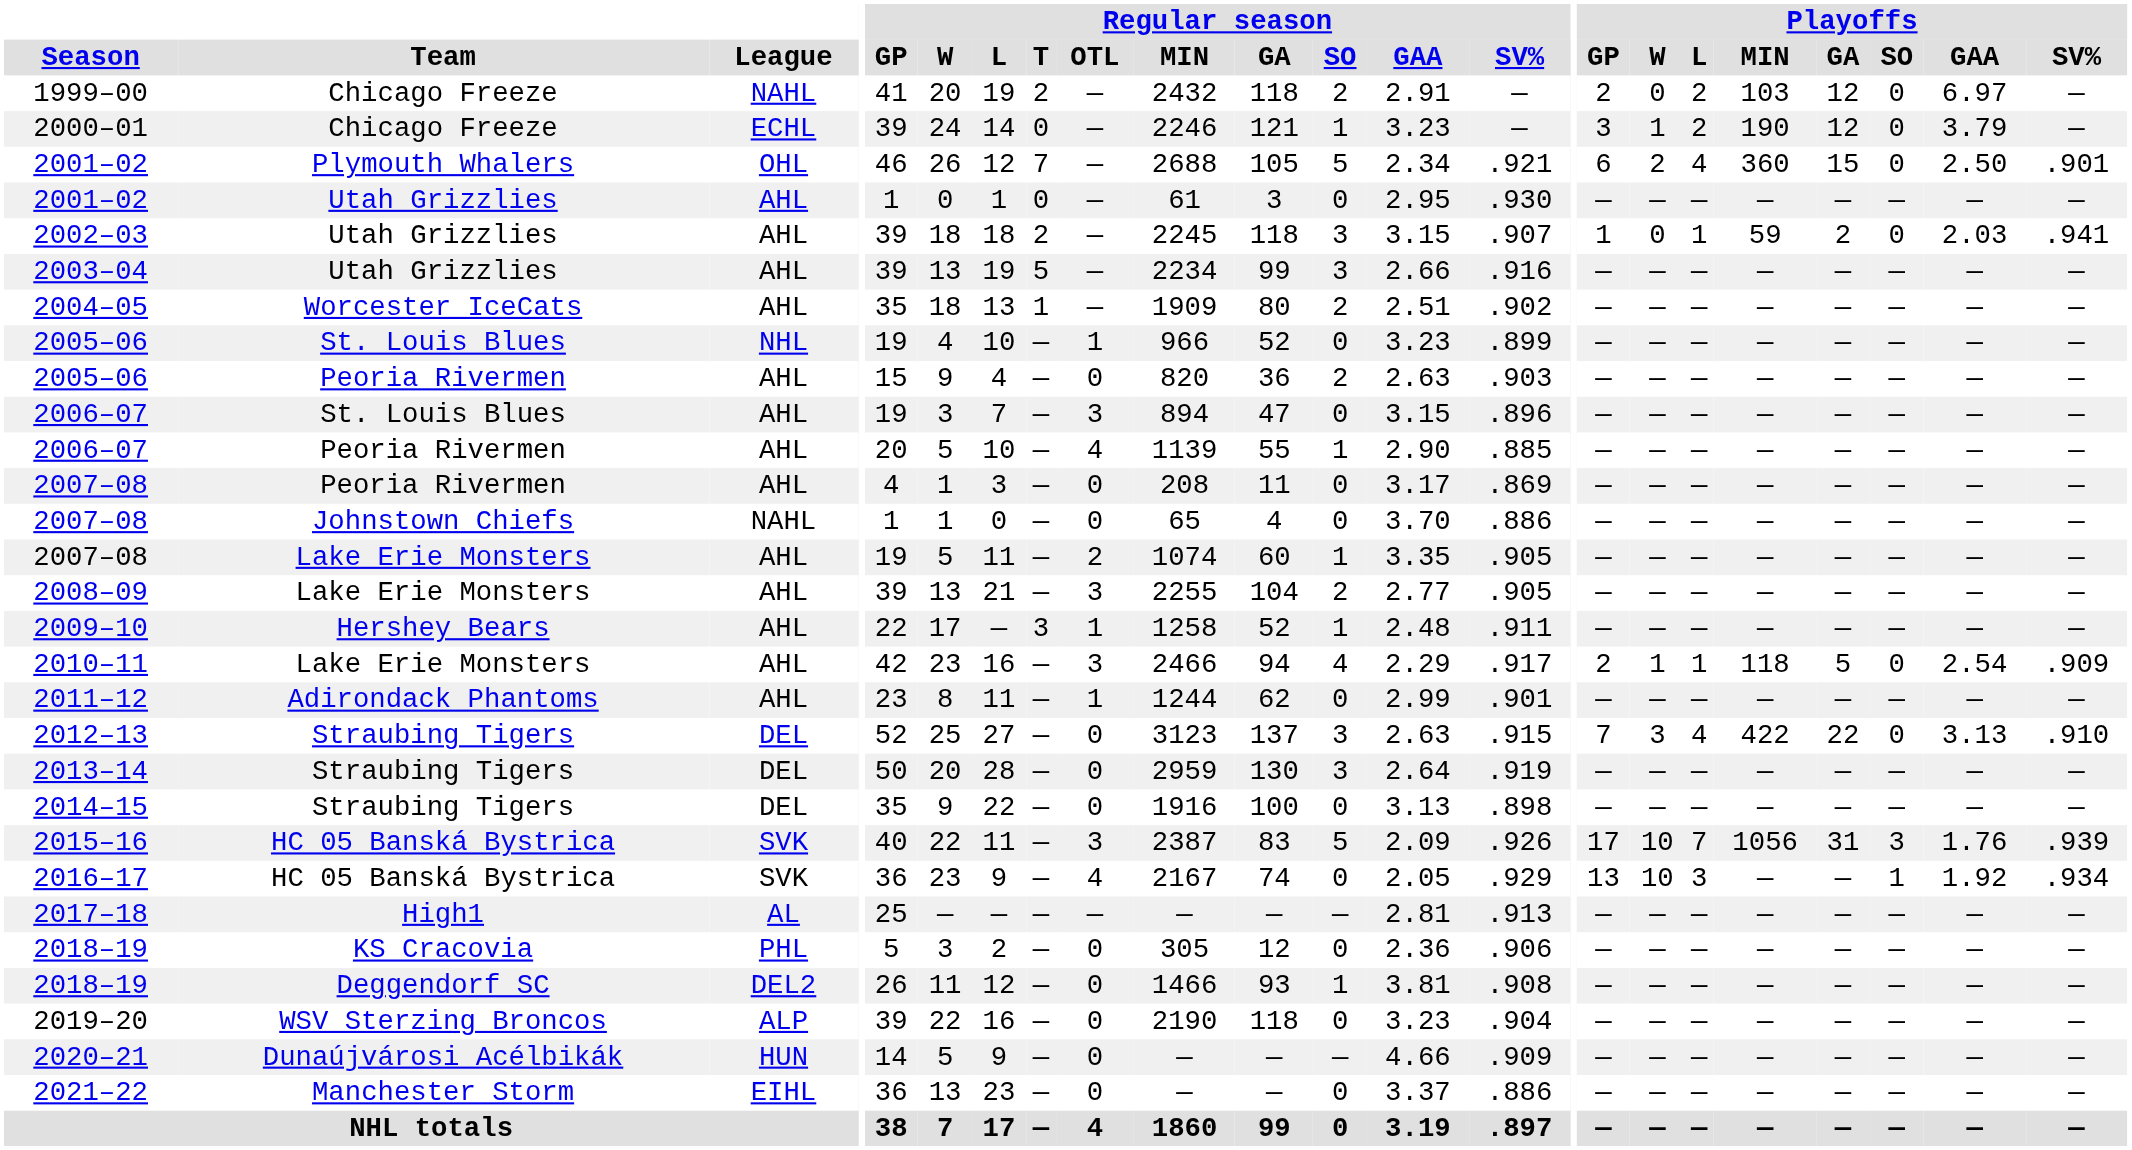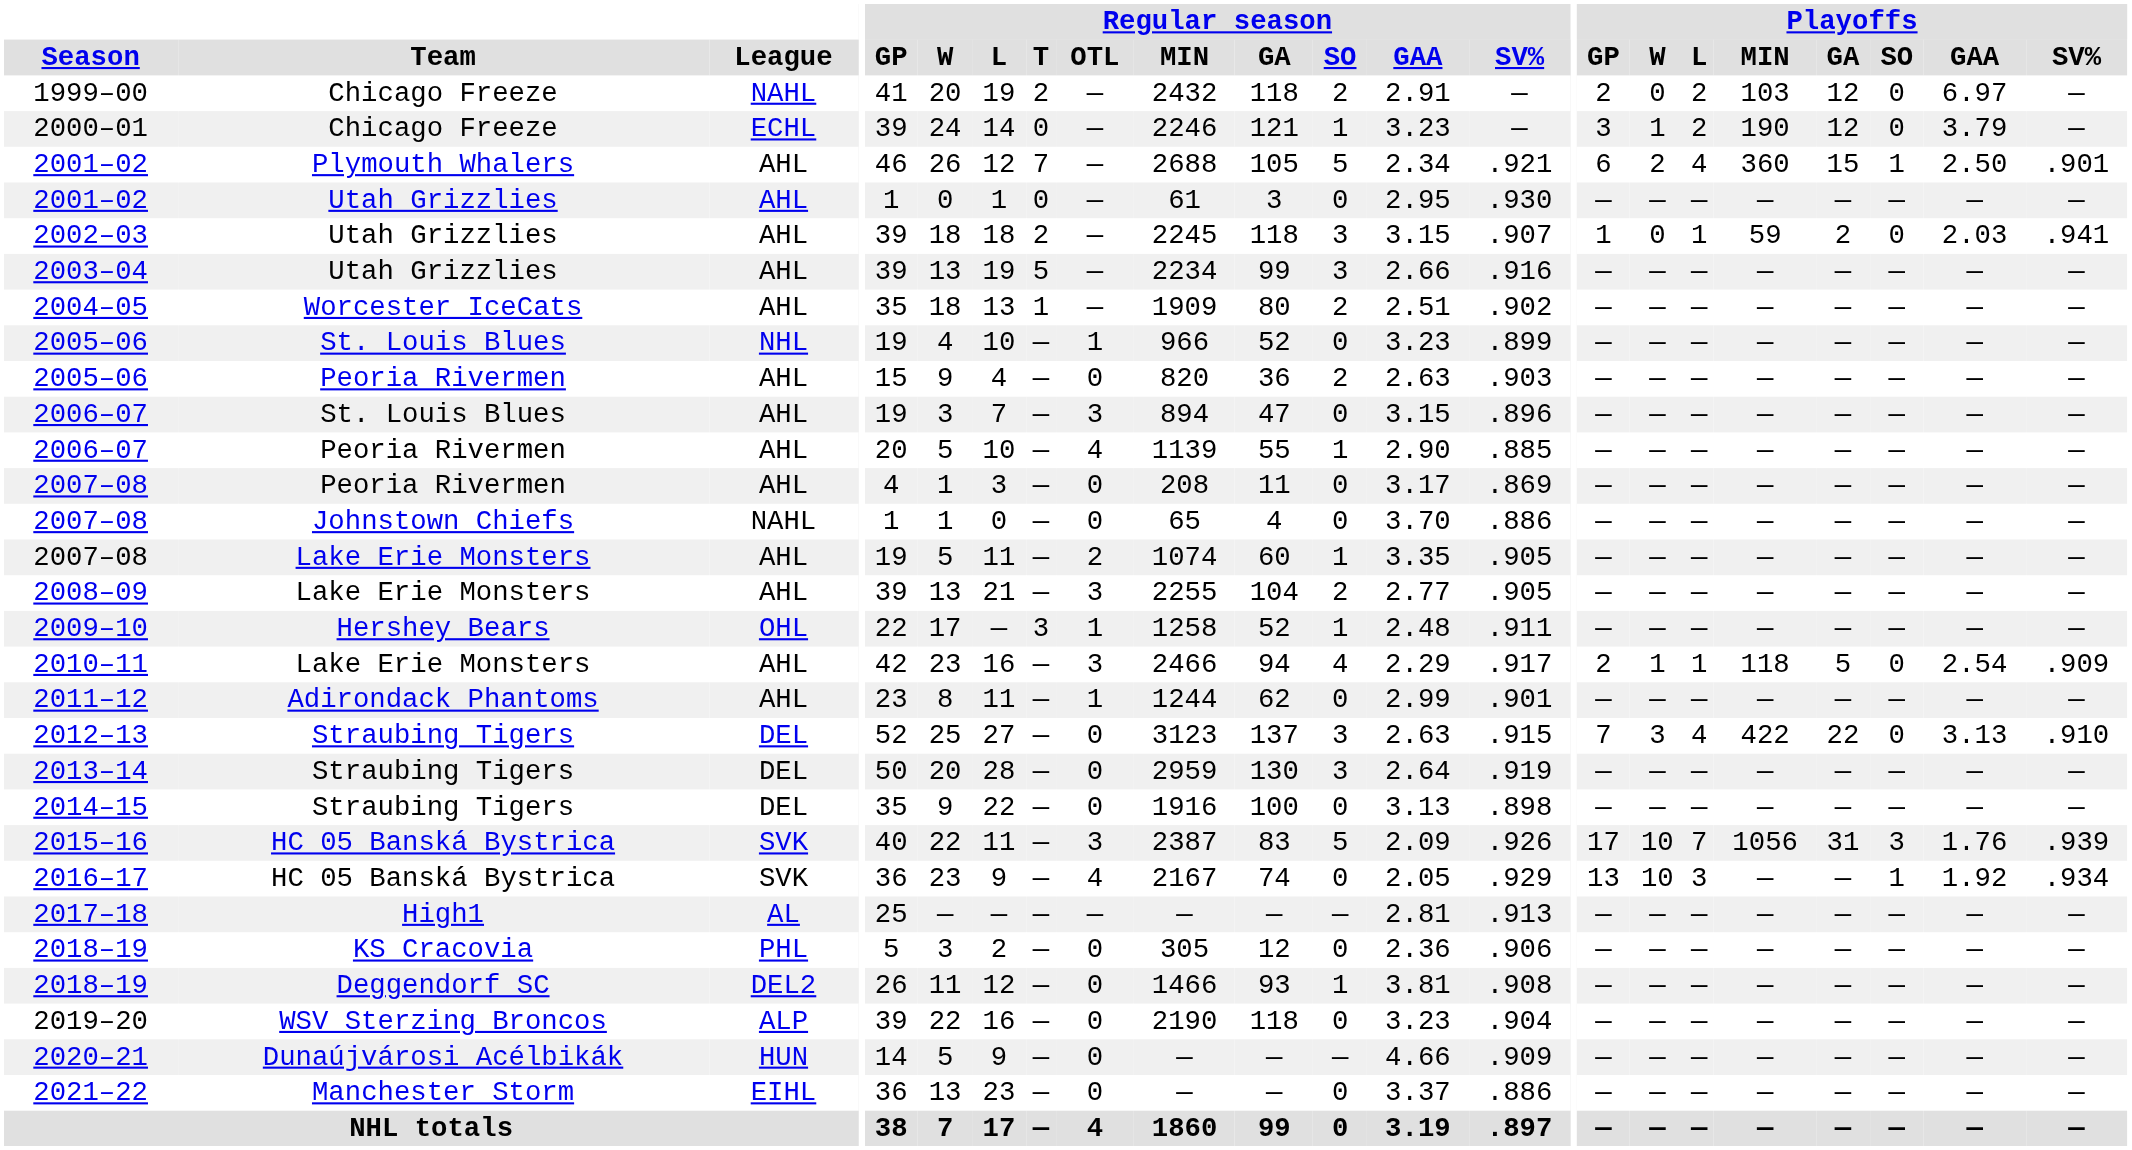(783, 165) OHL -> (783, 165) AHL
(1897, 165) 0 -> (1897, 165) 1
(783, 629) AHL -> (783, 629) OHL
